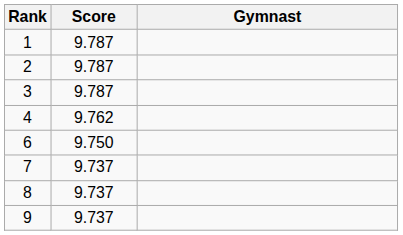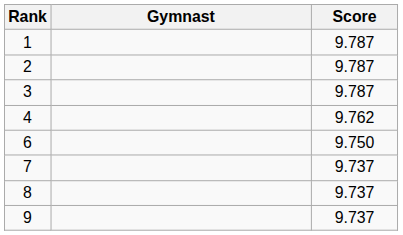columns swapped: (267, 17) <-> (94, 17)
